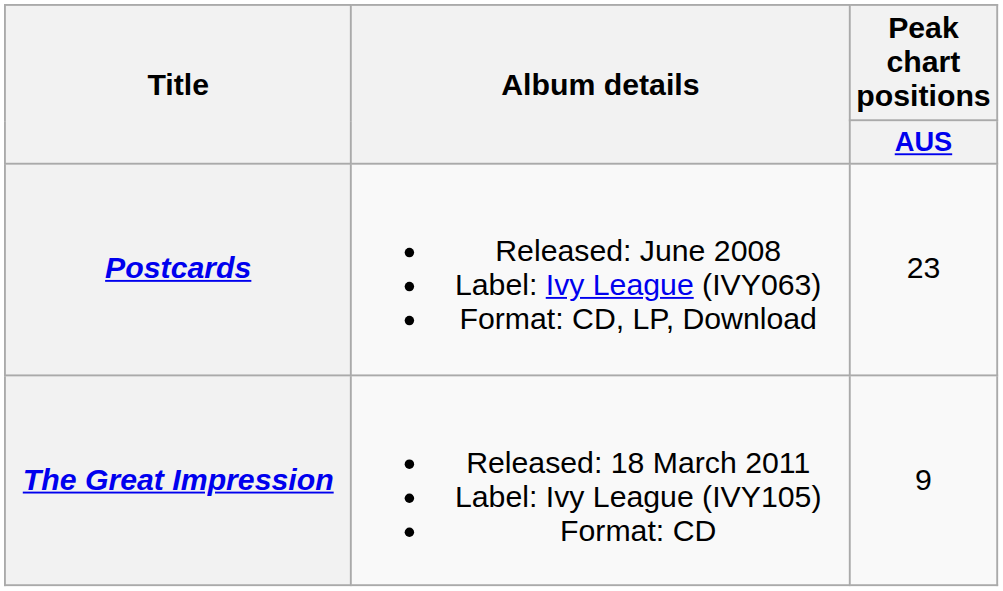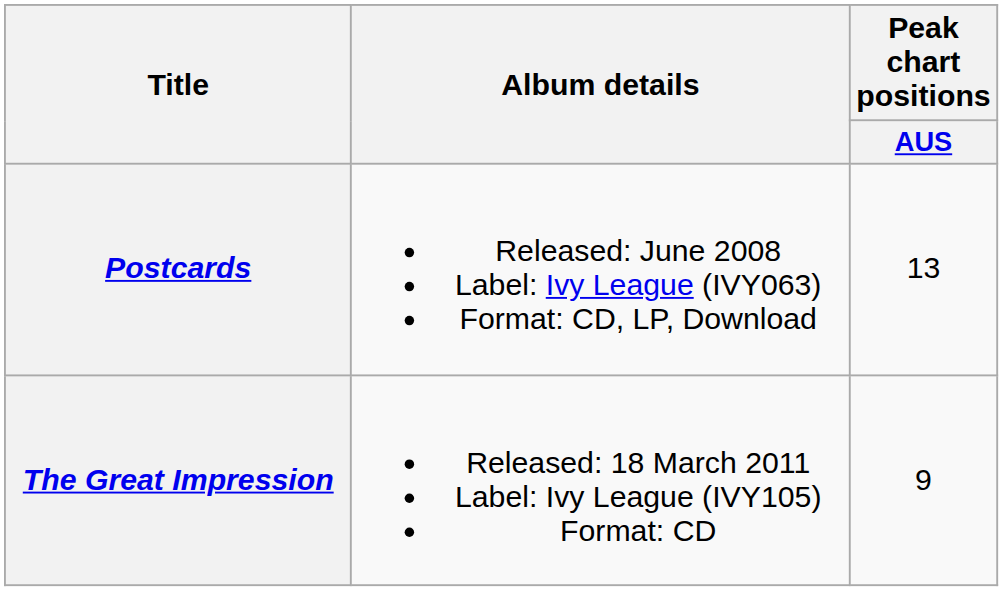(923, 268) 23 -> (923, 268) 13
